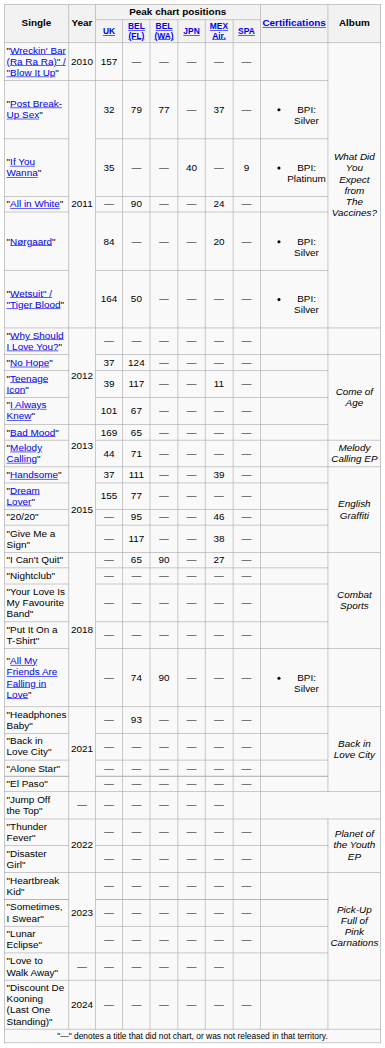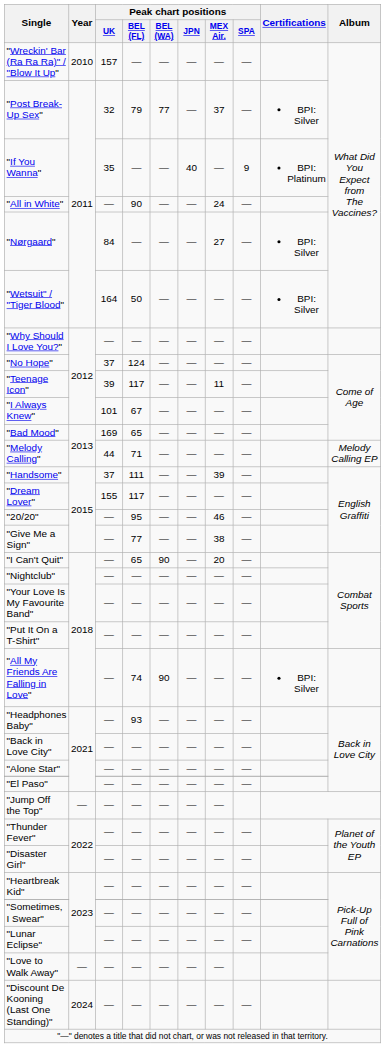(219, 241) 20 -> (219, 241) 27
(136, 496) 77 -> (136, 496) 117
(136, 539) 117 -> (136, 539) 77
(219, 560) 27 -> (219, 560) 20
